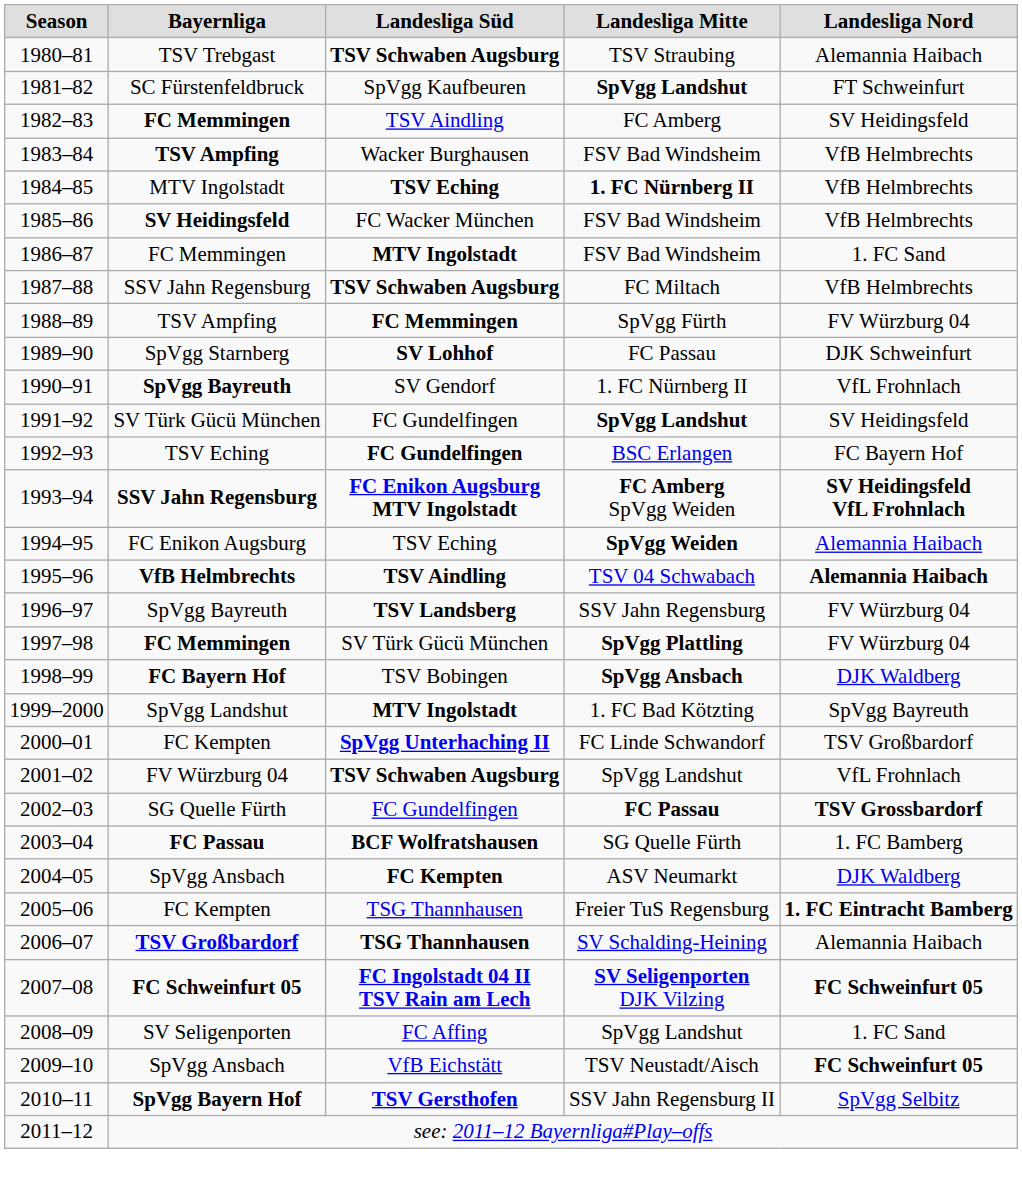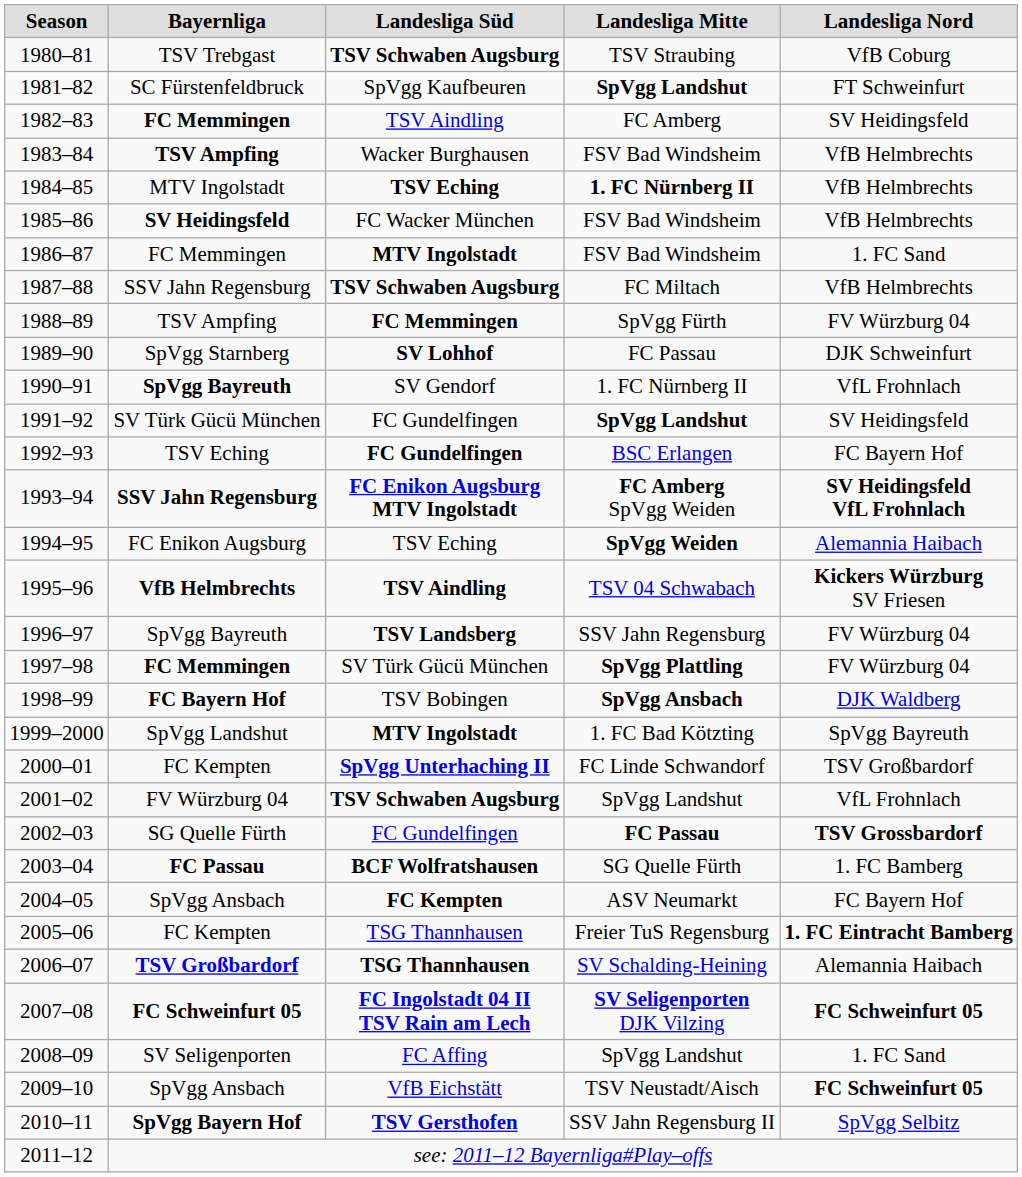(899, 54) Alemannia Haibach -> (899, 54) VfB Coburg
(899, 576) Alemannia Haibach -> (899, 588) Kickers Würzburg SV Friesen
(899, 875) DJK Waldberg -> (899, 899) FC Bayern Hof
